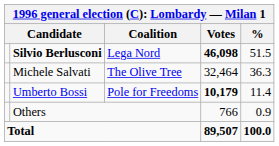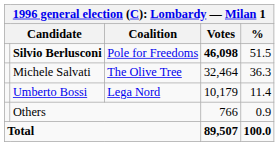(134, 53) Lega Nord -> (153, 53) Pole for Freedoms
(153, 92) Pole for Freedoms -> (134, 92) Lega Nord
(221, 92) bold -> (221, 92) normal
